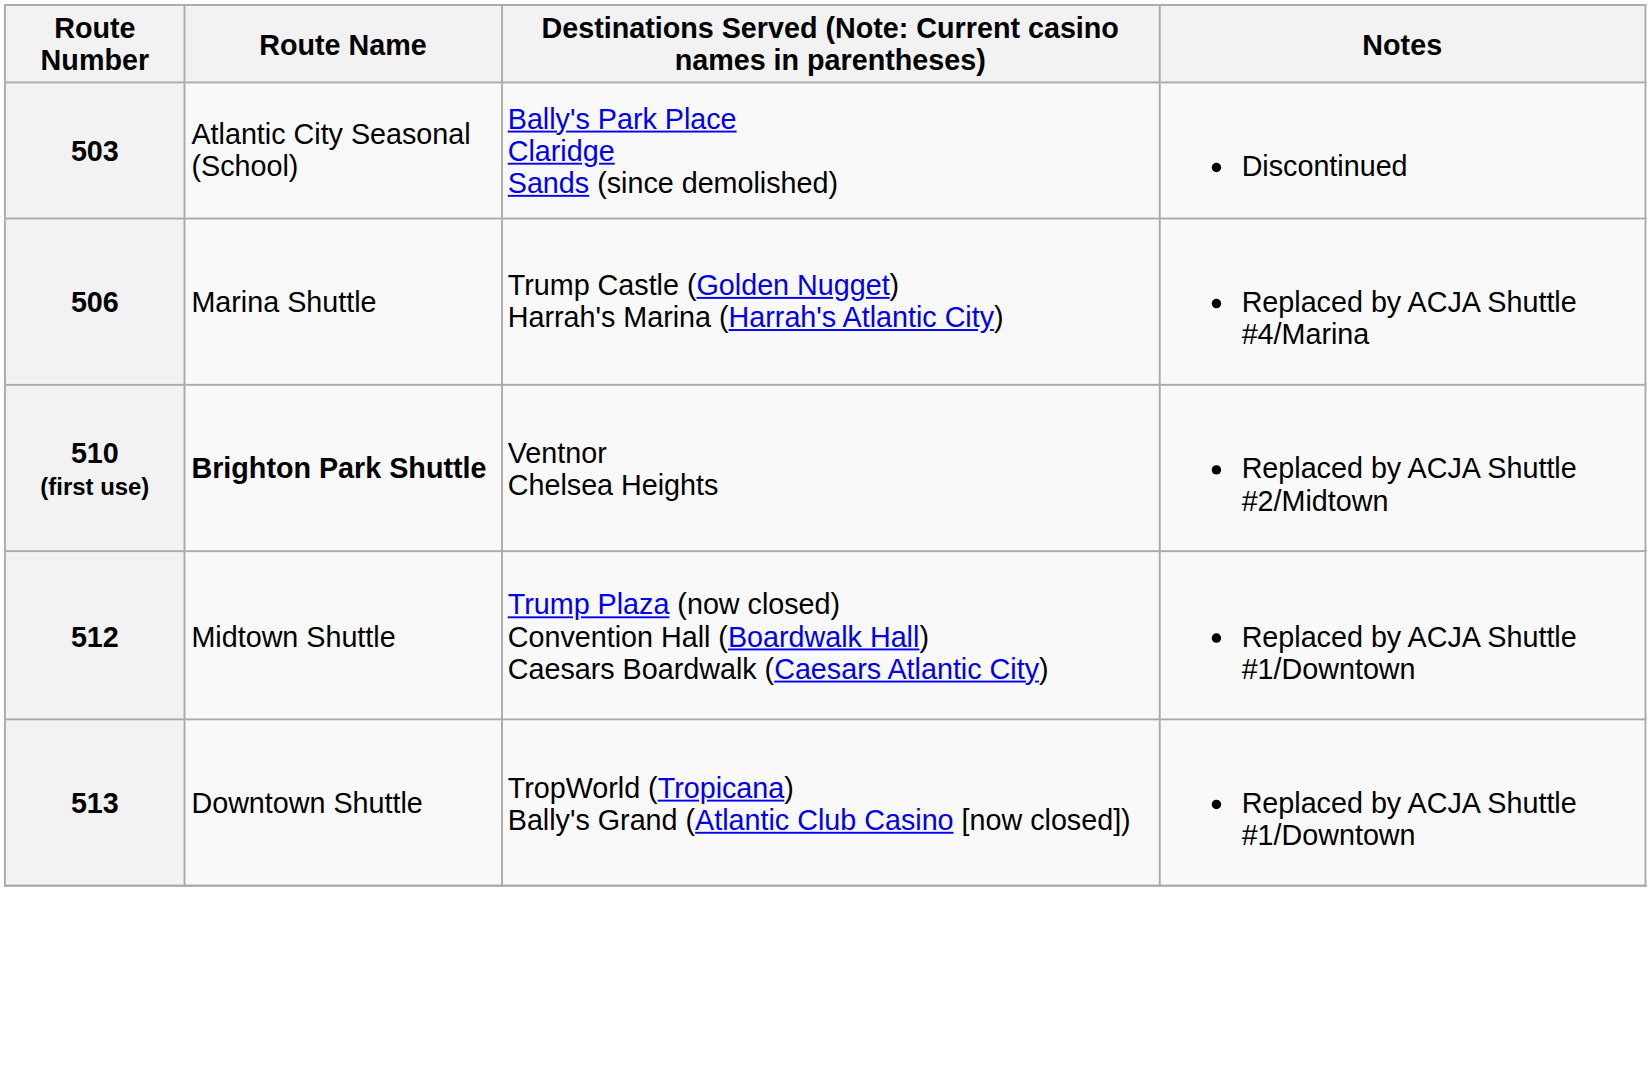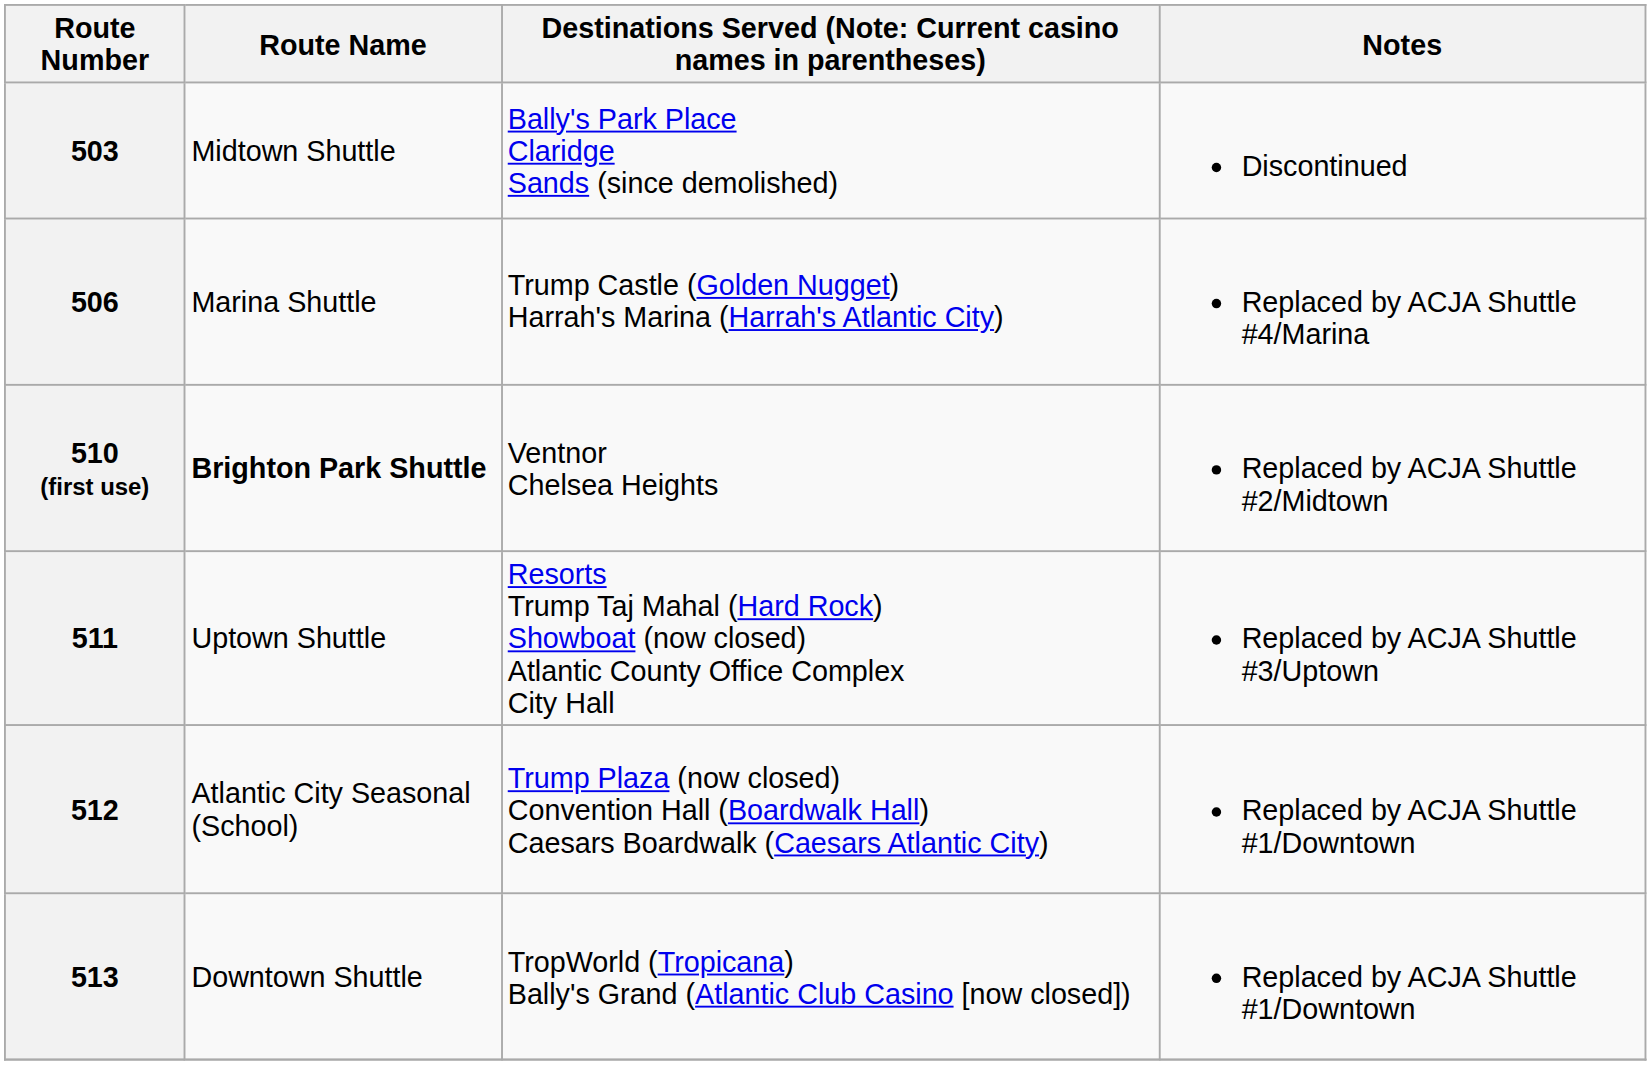(331, 150) Atlantic City Seasonal (School) -> (294, 150) Midtown Shuttle
+ row: (95, 639)
(294, 636) Midtown Shuttle -> (331, 810) Atlantic City Seasonal (School)
